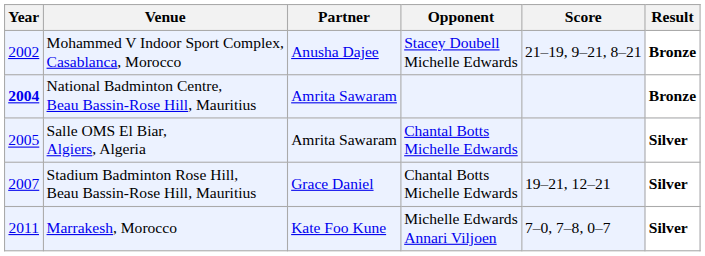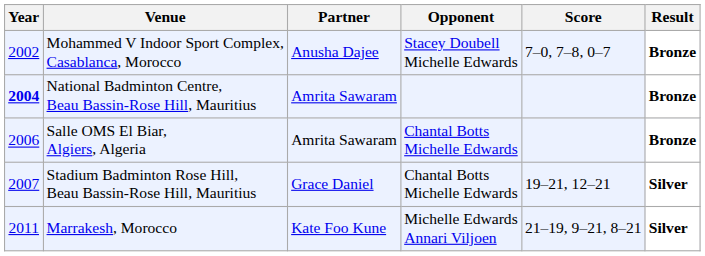(583, 52) 21–19, 9–21, 8–21 -> (568, 52) 7–0, 7–8, 0–7
(24, 140) 2005 -> (24, 140) 2006
(668, 140) Silver -> (672, 140) Bronze
(568, 228) 7–0, 7–8, 0–7 -> (583, 228) 21–19, 9–21, 8–21
